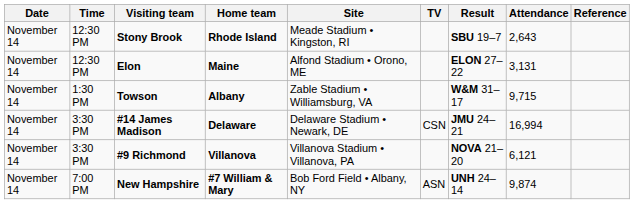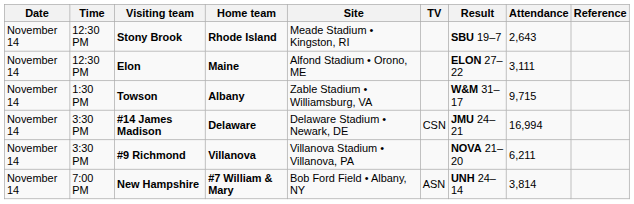(523, 66) 3,131 -> (522, 66) 3,111
(523, 155) 6,121 -> (522, 155) 6,211
(523, 184) 9,874 -> (523, 184) 3,814
